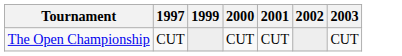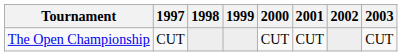+ column: (205, 16)
